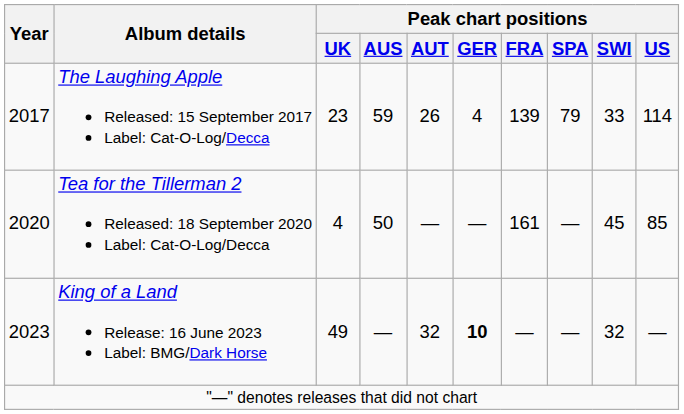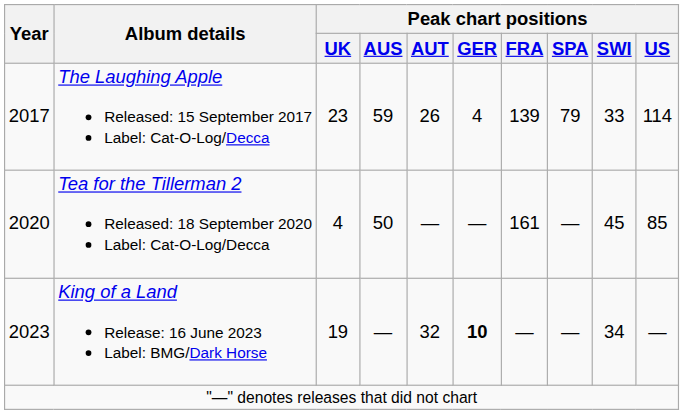(338, 331) 49 -> (338, 331) 19
(614, 331) 32 -> (614, 331) 34
